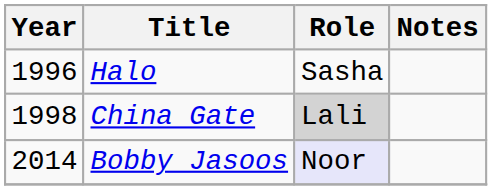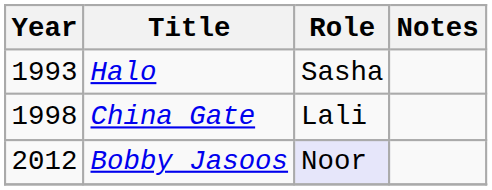(45, 72) 1996 -> (45, 72) 1993
(334, 117) lightgrey background -> (334, 117) no background
(45, 162) 2014 -> (45, 162) 2012
